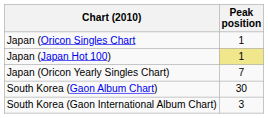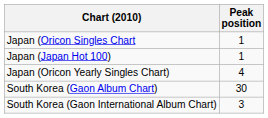(241, 56) khaki background -> (241, 56) no background
(241, 72) 7 -> (241, 72) 4
